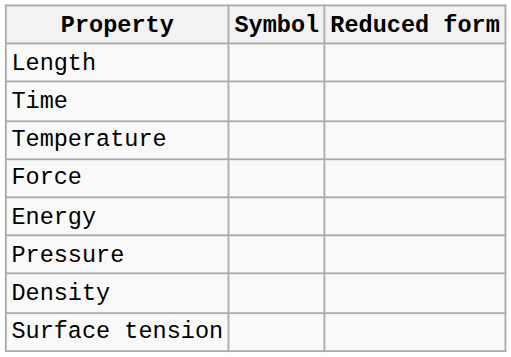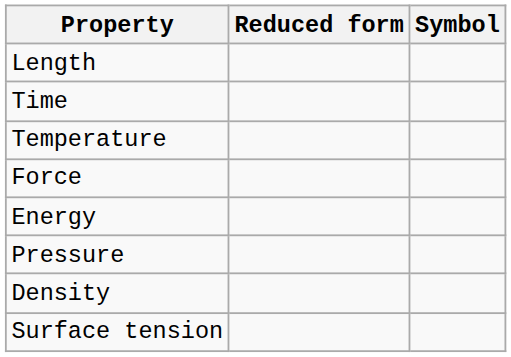columns swapped: (277, 25) <-> (415, 25)
